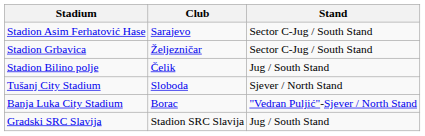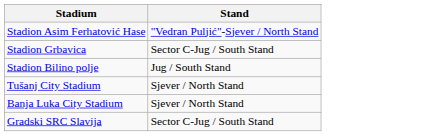- column: (197, 13)
(311, 31) Sector C-Jug / South Stand -> (235, 31) "Vedran Puljić"-Sjever / North Stand
(333, 103) "Vedran Puljić"-Sjever / North Stand -> (197, 103) Sjever / North Stand
(289, 121) Jug / South Stand -> (212, 121) Sector C-Jug / South Stand
